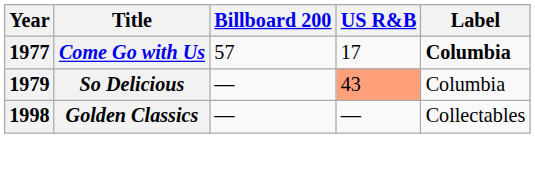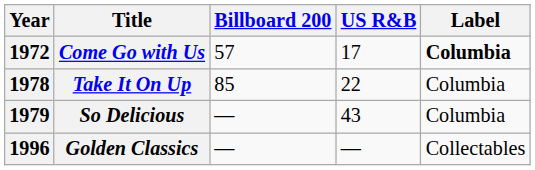(29, 52) 1977 -> (29, 52) 1972
+ row: (132, 84)
(351, 84) lightsalmon background -> (351, 116) no background
(29, 116) 1998 -> (29, 148) 1996
